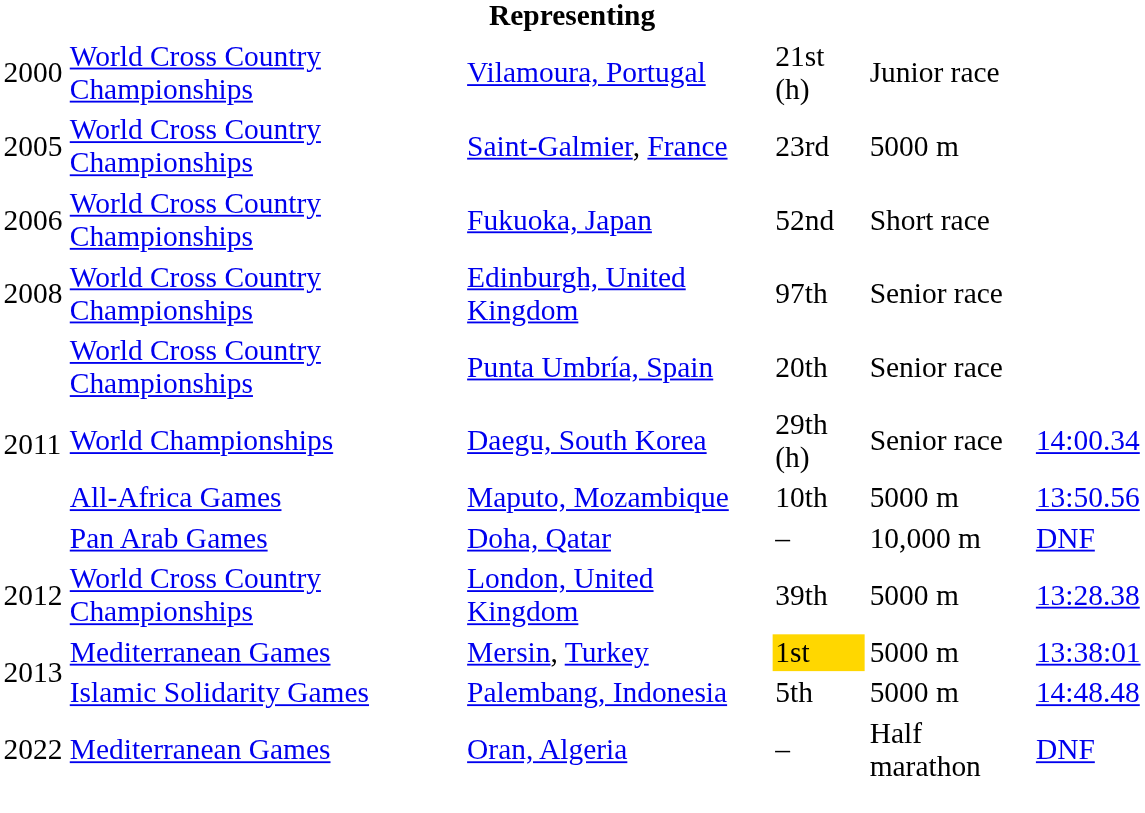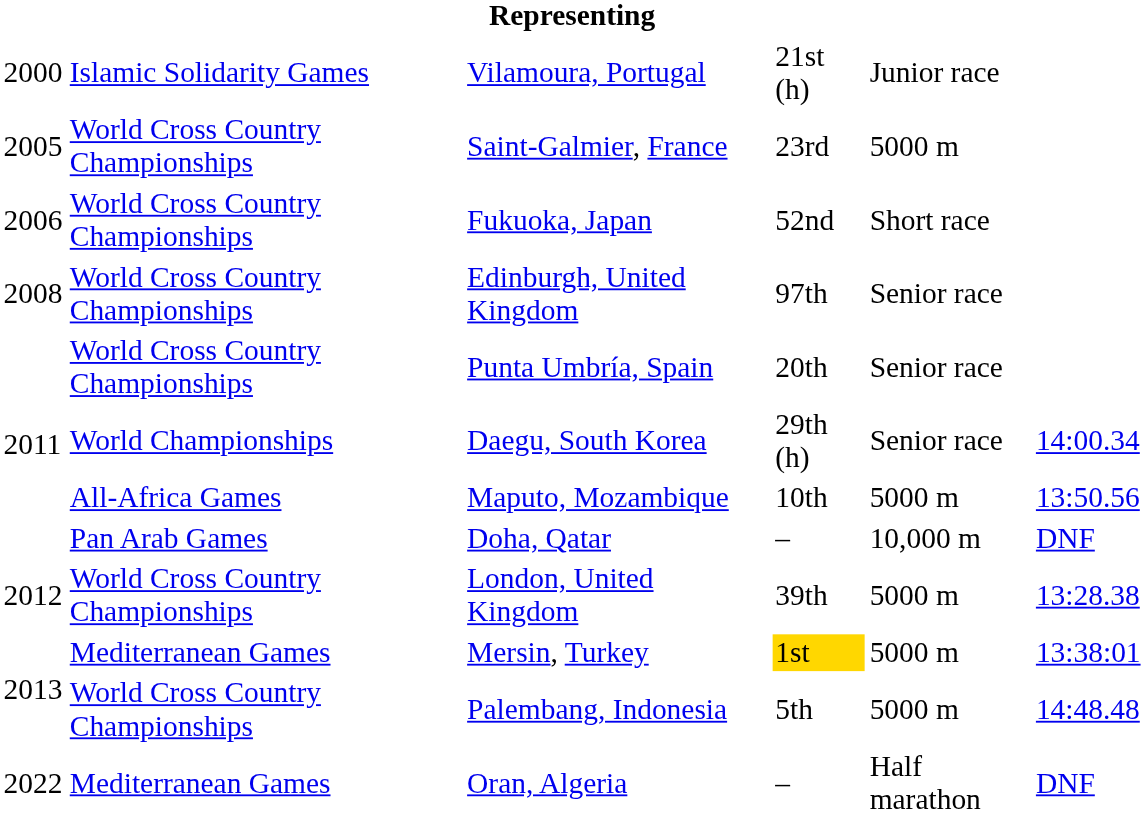(195, 72) World Cross Country Championships -> (219, 72) Islamic Solidarity Games
(219, 692) Islamic Solidarity Games -> (195, 709) World Cross Country Championships
